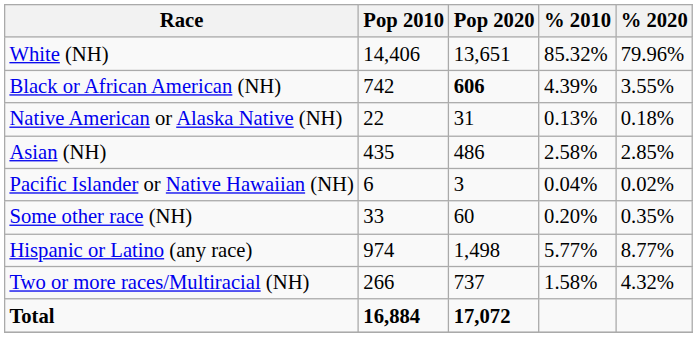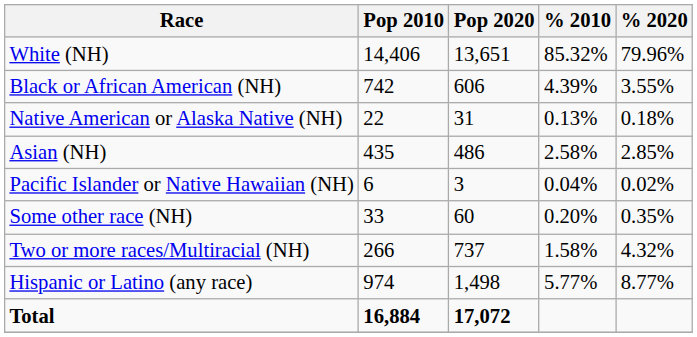(469, 86) bold -> (469, 86) normal
rows swapped: (159, 282) <-> (131, 250)
